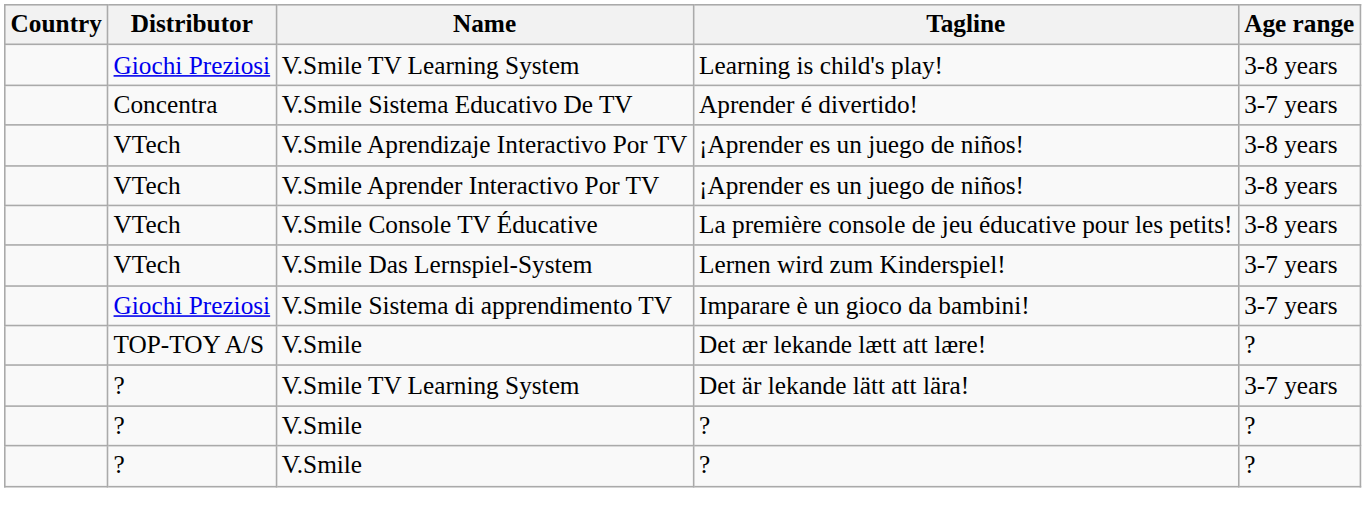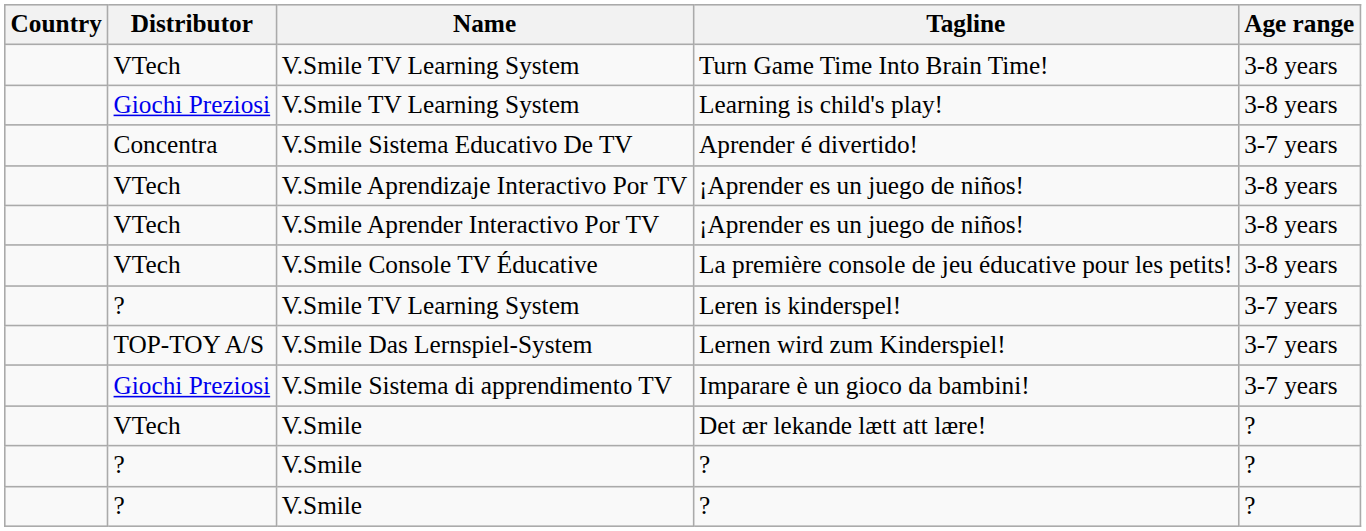+ row: (431, 64)
+ row: (431, 305)
(147, 265) VTech -> (189, 345) TOP-TOY A/S
(189, 345) TOP-TOY A/S -> (147, 425) VTech
- row: (431, 385)
